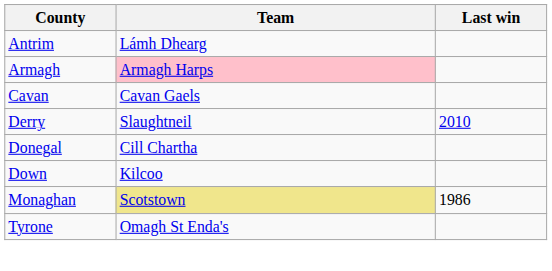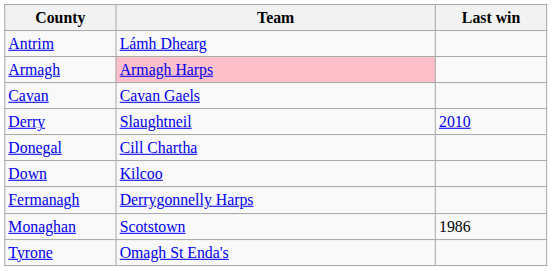+ row: (44, 200)
(153, 200) khaki background -> (153, 226) no background
